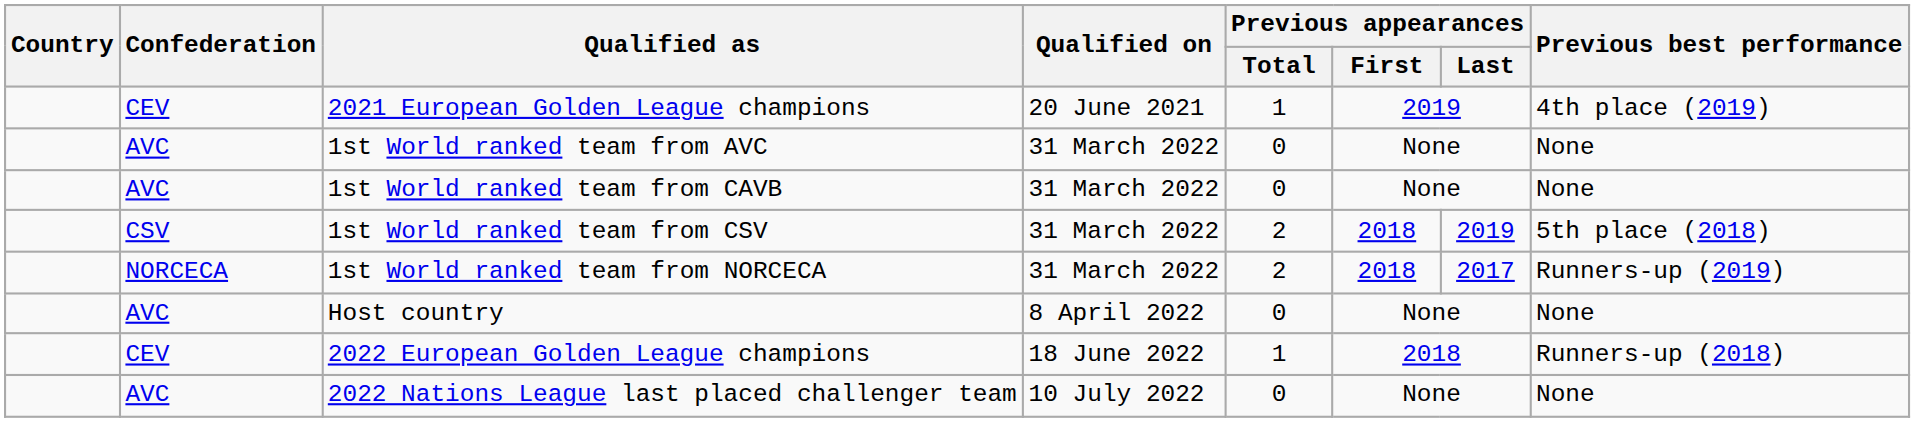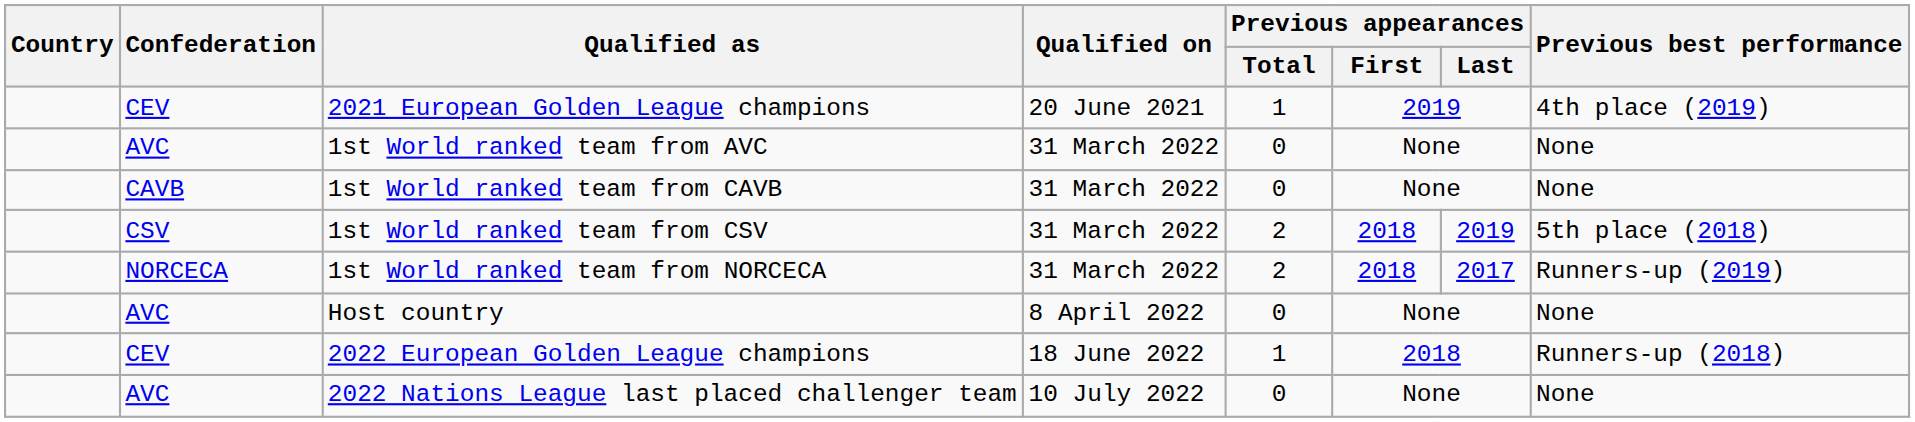(147, 190) AVC -> (155, 190) CAVB
